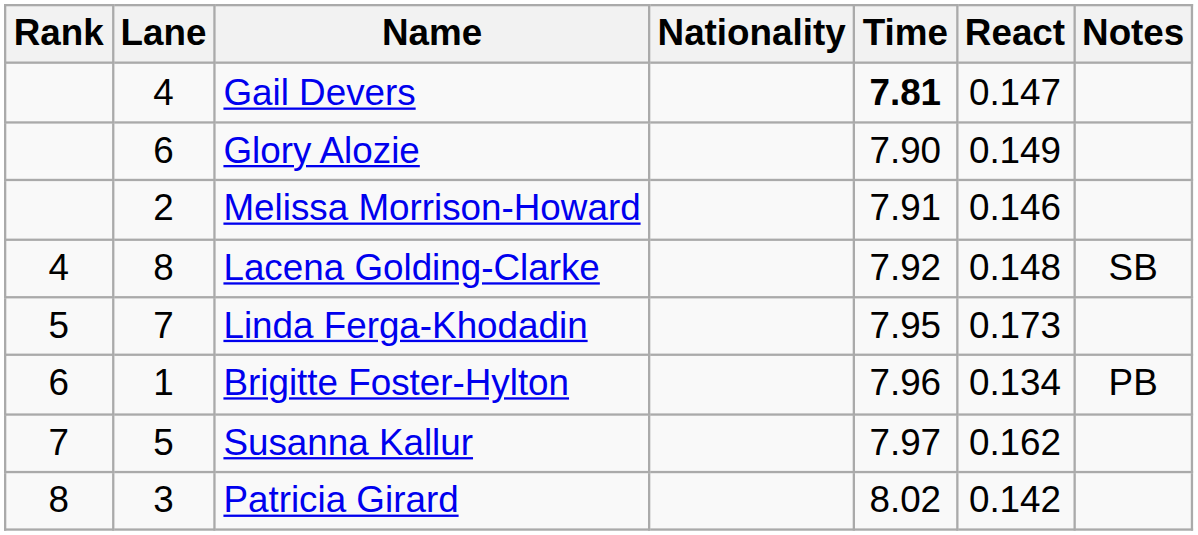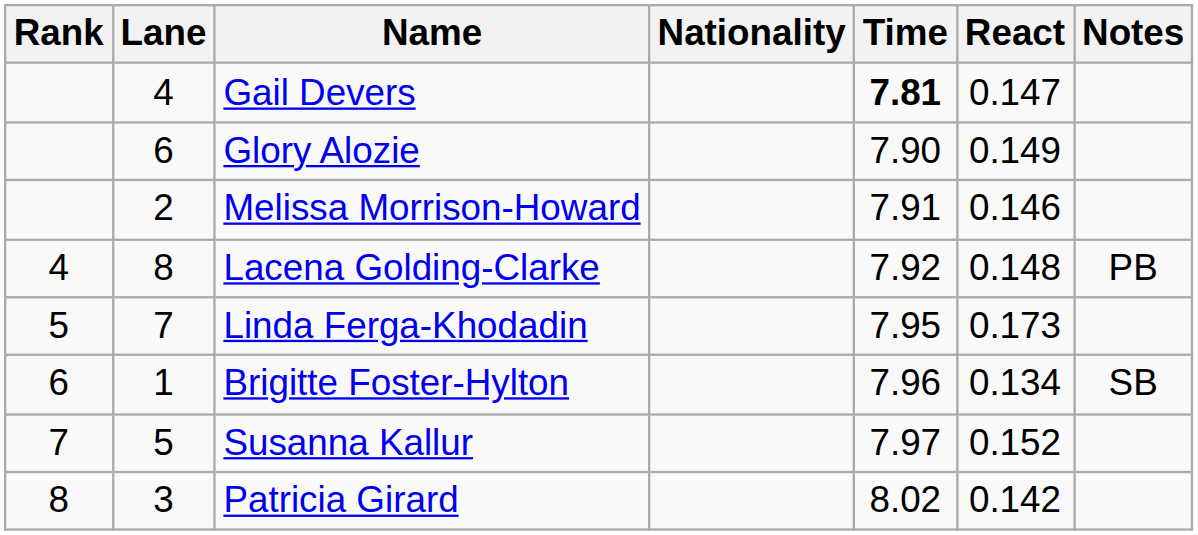(1133, 267) SB -> (1133, 267) PB
(1133, 383) PB -> (1133, 383) SB
(1015, 442) 0.162 -> (1015, 442) 0.152
